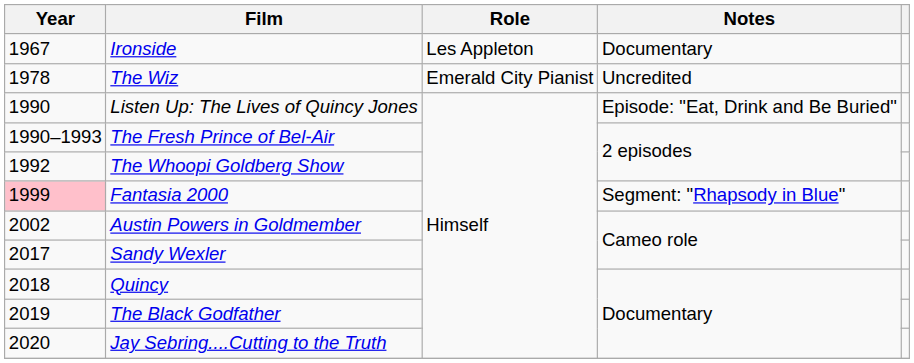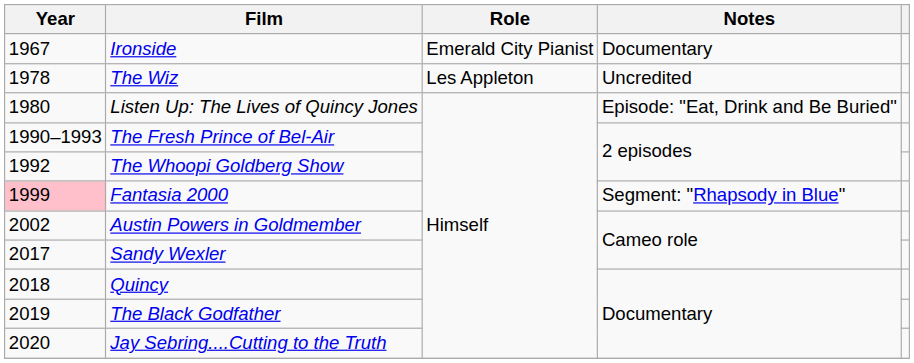(480, 48) Les Appleton -> (510, 48) Emerald City Pianist
(510, 78) Emerald City Pianist -> (480, 78) Les Appleton
(30, 107) 1990 -> (30, 107) 1980
